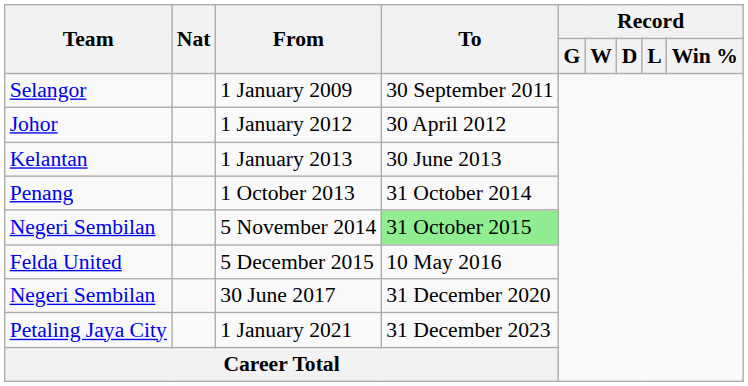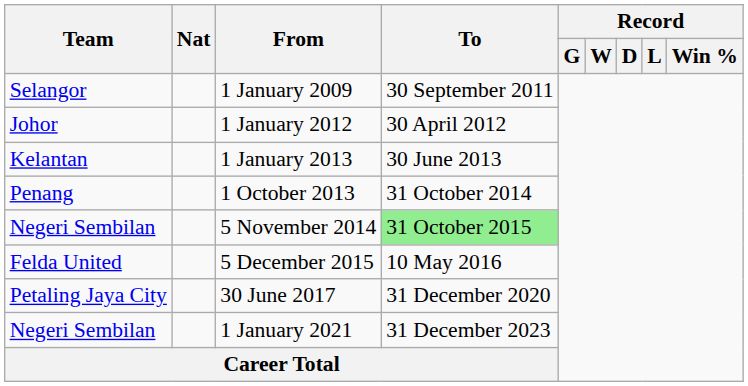(83, 295) Negeri Sembilan -> (88, 295) Petaling Jaya City
(88, 329) Petaling Jaya City -> (83, 329) Negeri Sembilan
